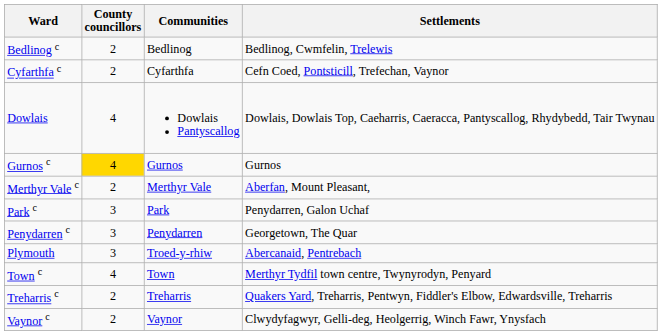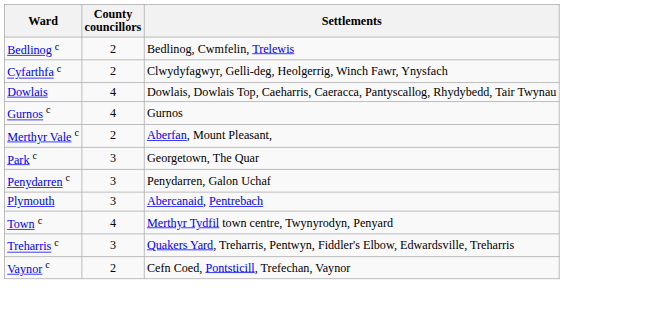- column: (193, 20)
(347, 71) Cefn Coed, Pontsticill, Trefechan, Vaynor -> (297, 71) Clwydyfagwyr, Gelli-deg, Heolgerrig, Winch Fawr, Ynysfach
(113, 164) gold background -> (113, 113) no background
(307, 210) Penydarren, Galon Uchaf -> (203, 158) Georgetown, The Quar
(301, 232) Georgetown, The Quar -> (209, 180) Penydarren, Galon Uchaf
(113, 297) 2 -> (113, 245) 3
(395, 319) Clwydyfagwyr, Gelli-deg, Heolgerrig, Winch Fawr, Ynysfach -> (249, 267) Cefn Coed, Pontsticill, Trefechan, Vaynor
